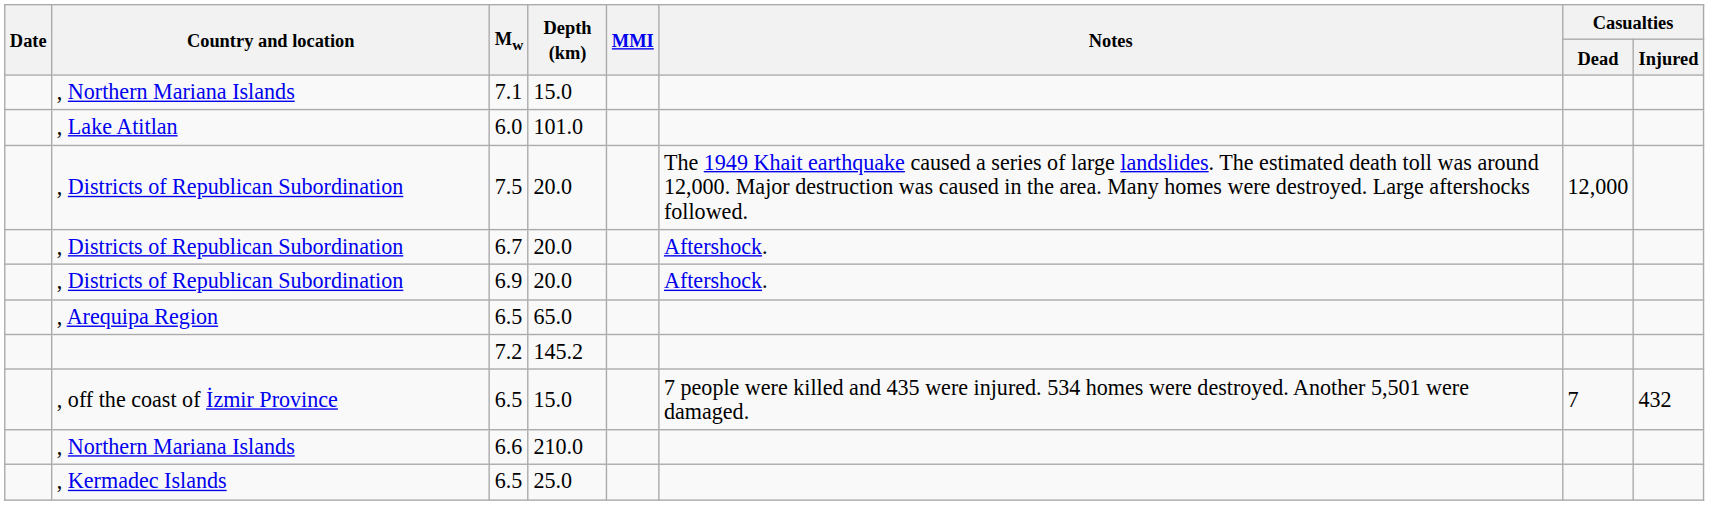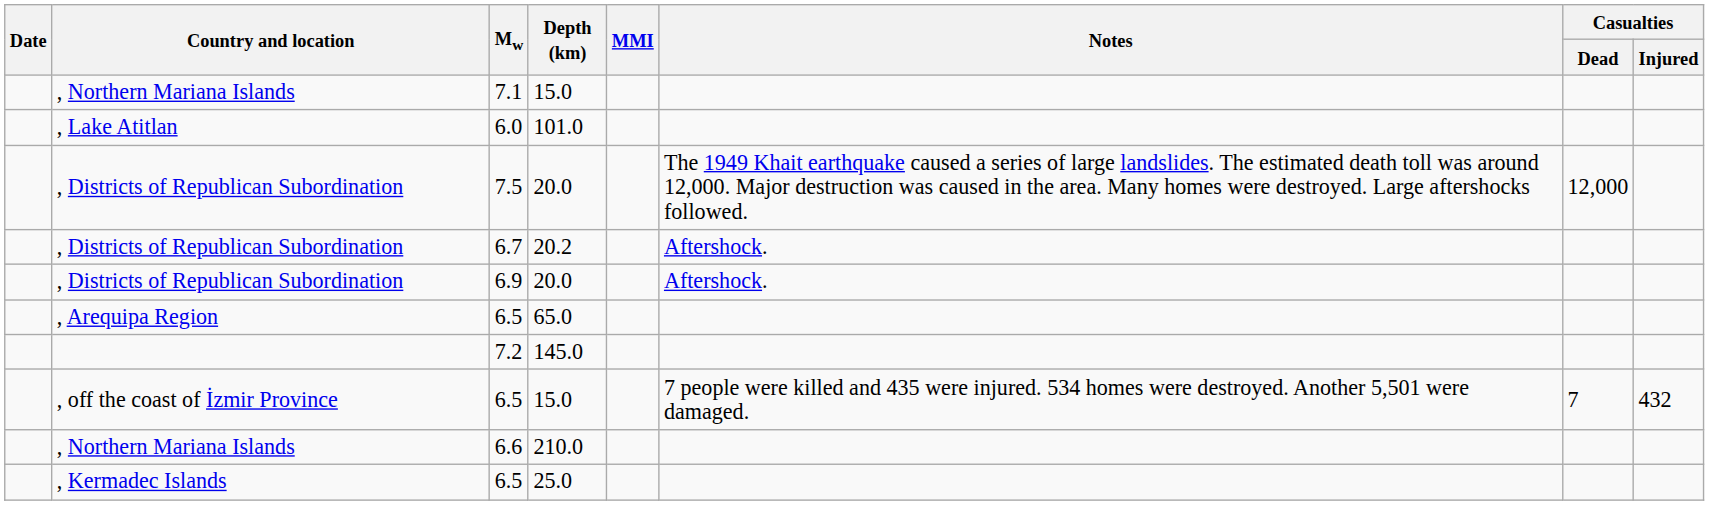(553, 246) 20.0 -> (553, 246) 20.2
(558, 351) 145.2 -> (558, 351) 145.0
